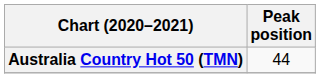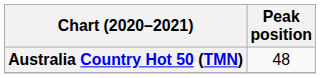(281, 60) 44 -> (281, 60) 48
